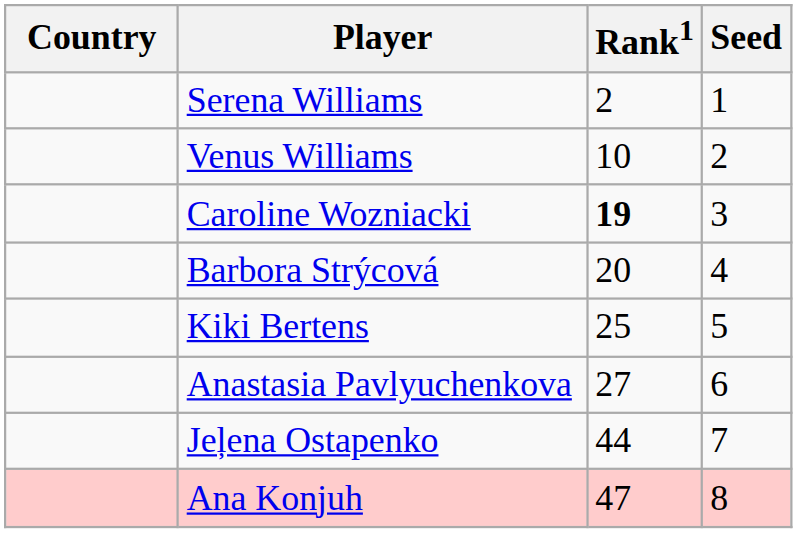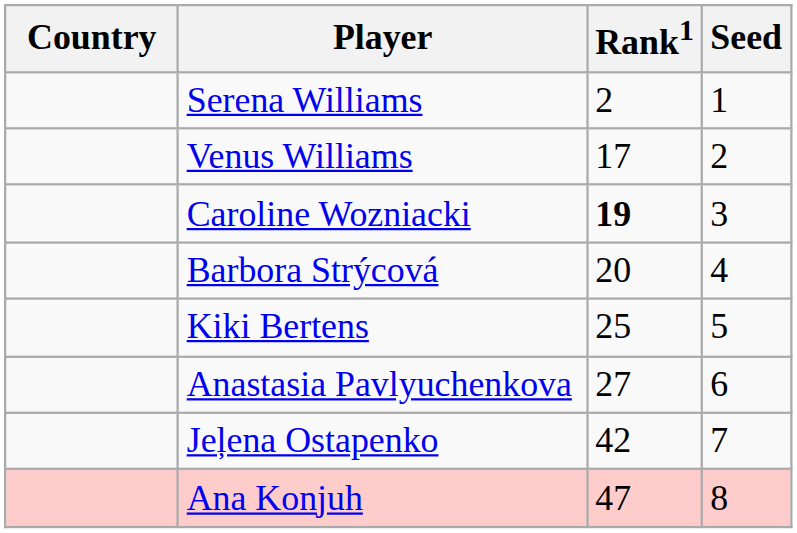(613, 156) 10 -> (613, 156) 17
(613, 440) 44 -> (613, 440) 42
